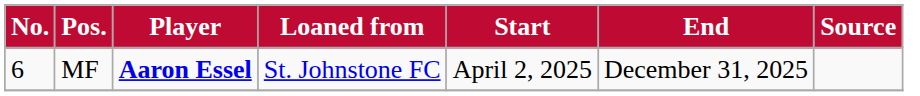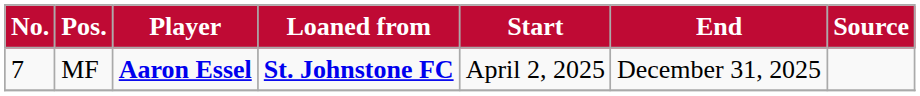(17, 68) 6 -> (17, 68) 7
(352, 68) normal -> (359, 68) bold
